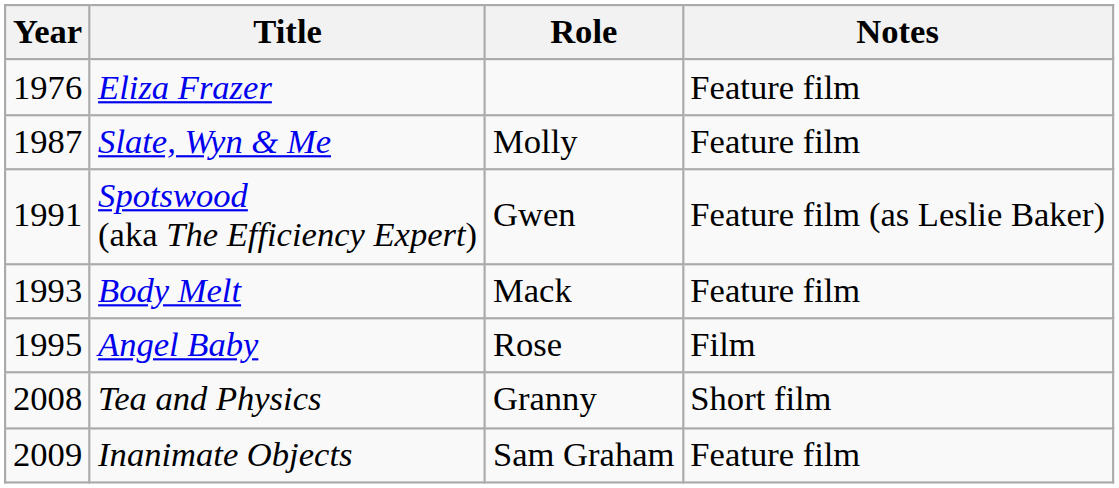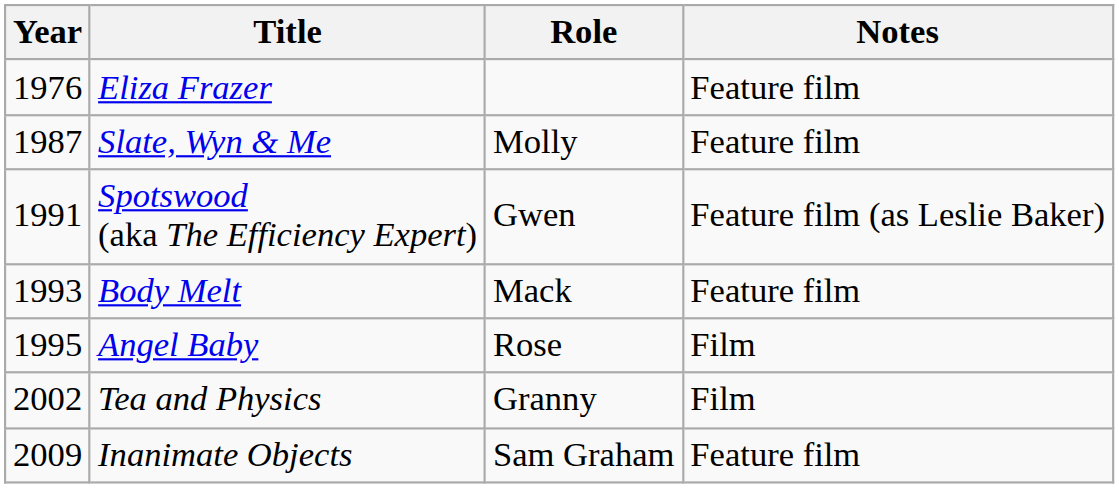(48, 399) 2008 -> (48, 399) 2002
(761, 399) Short film -> (723, 399) Film
